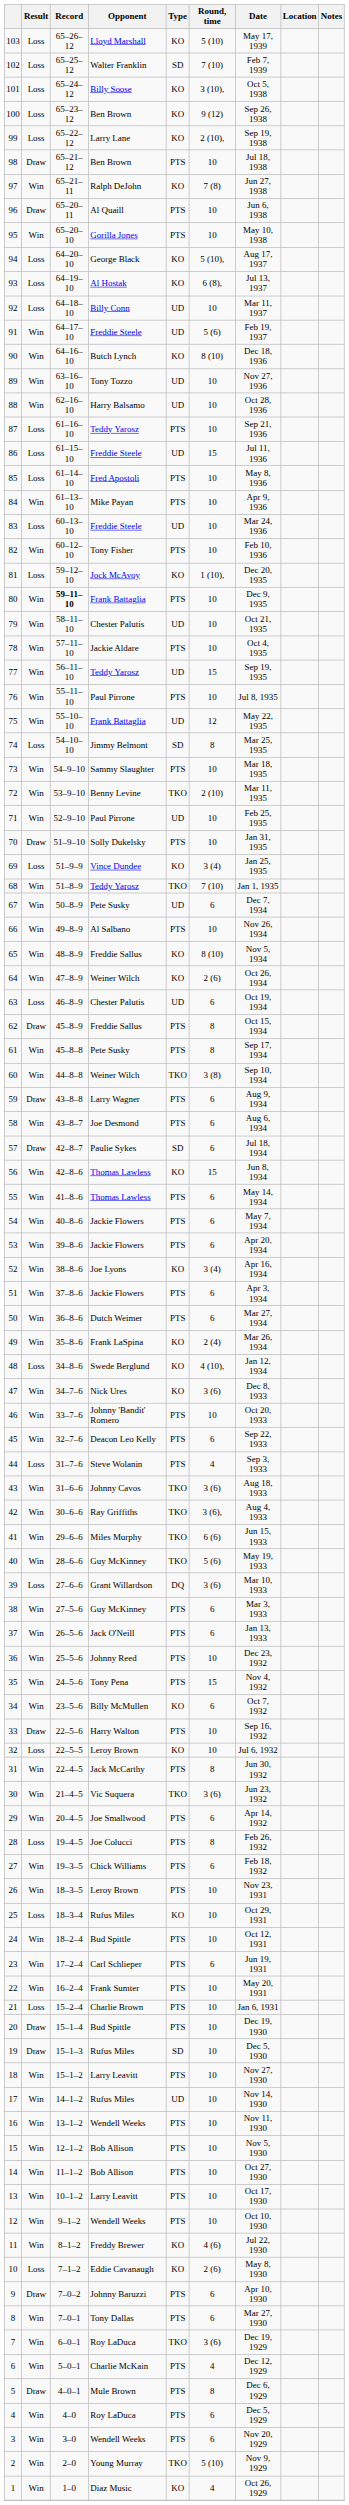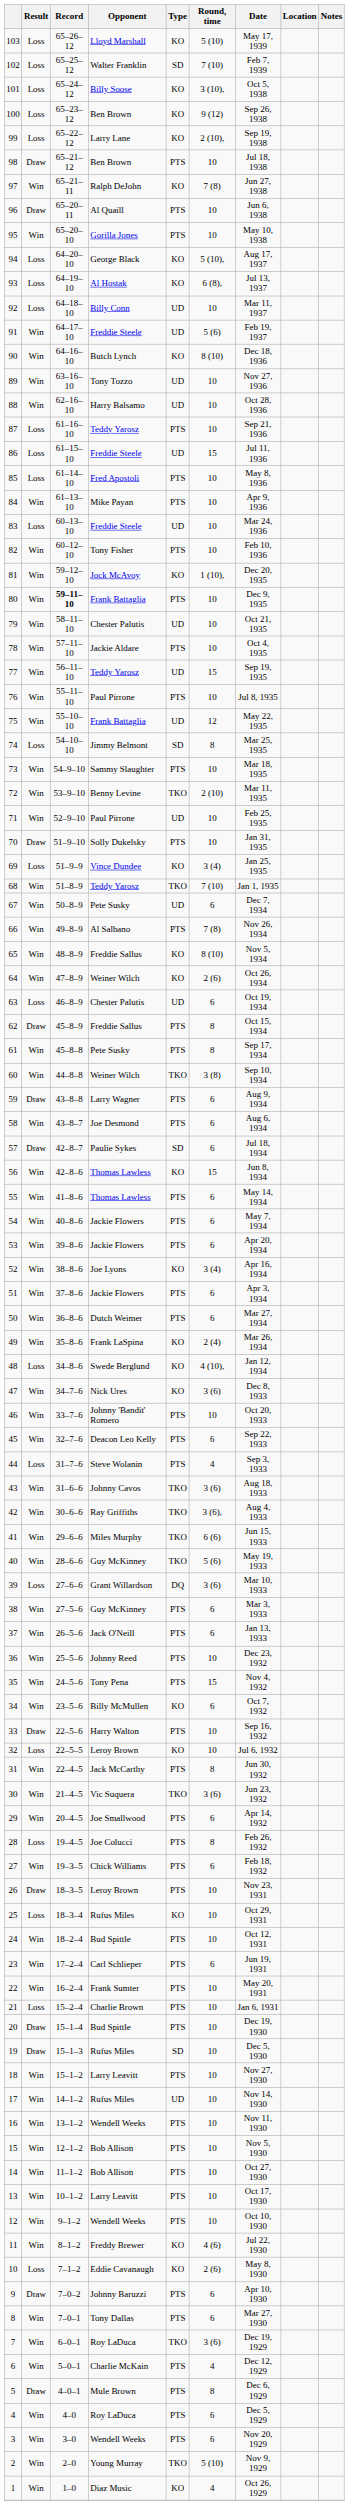(36, 575) Loss -> (36, 575) Win
(212, 929) 10 -> (212, 929) 7 (8)
(36, 1891) Win -> (36, 1891) Draw
